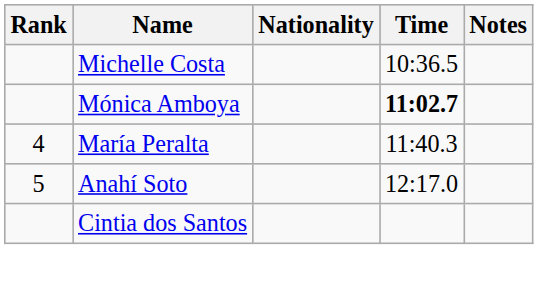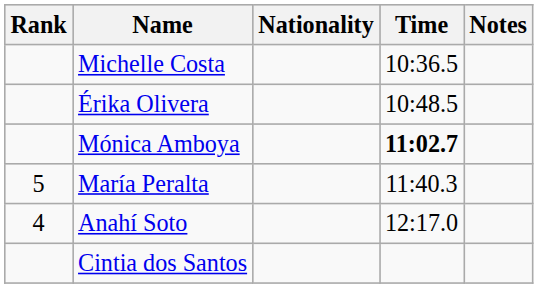+ row: (143, 104)
(39, 144) 4 -> (39, 184) 5
(39, 184) 5 -> (39, 223) 4
